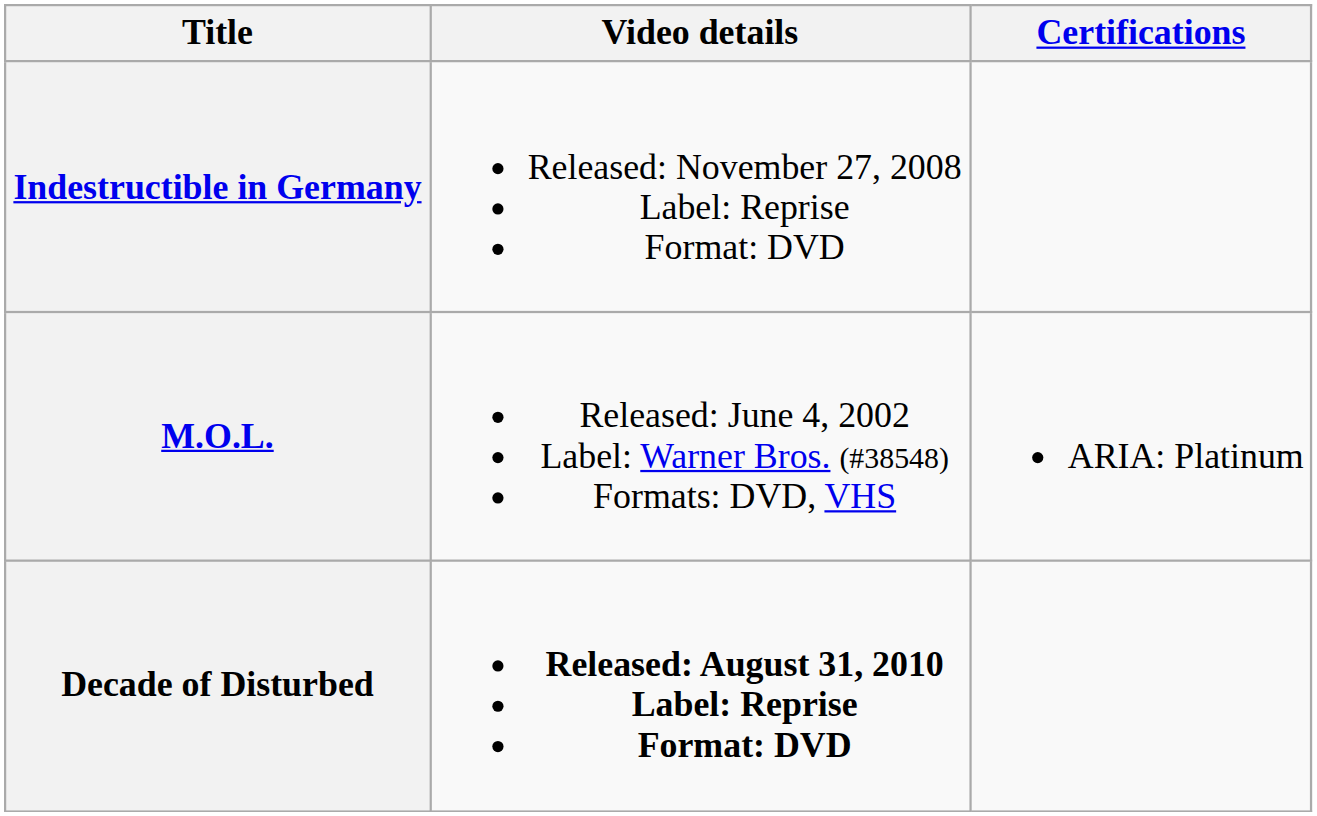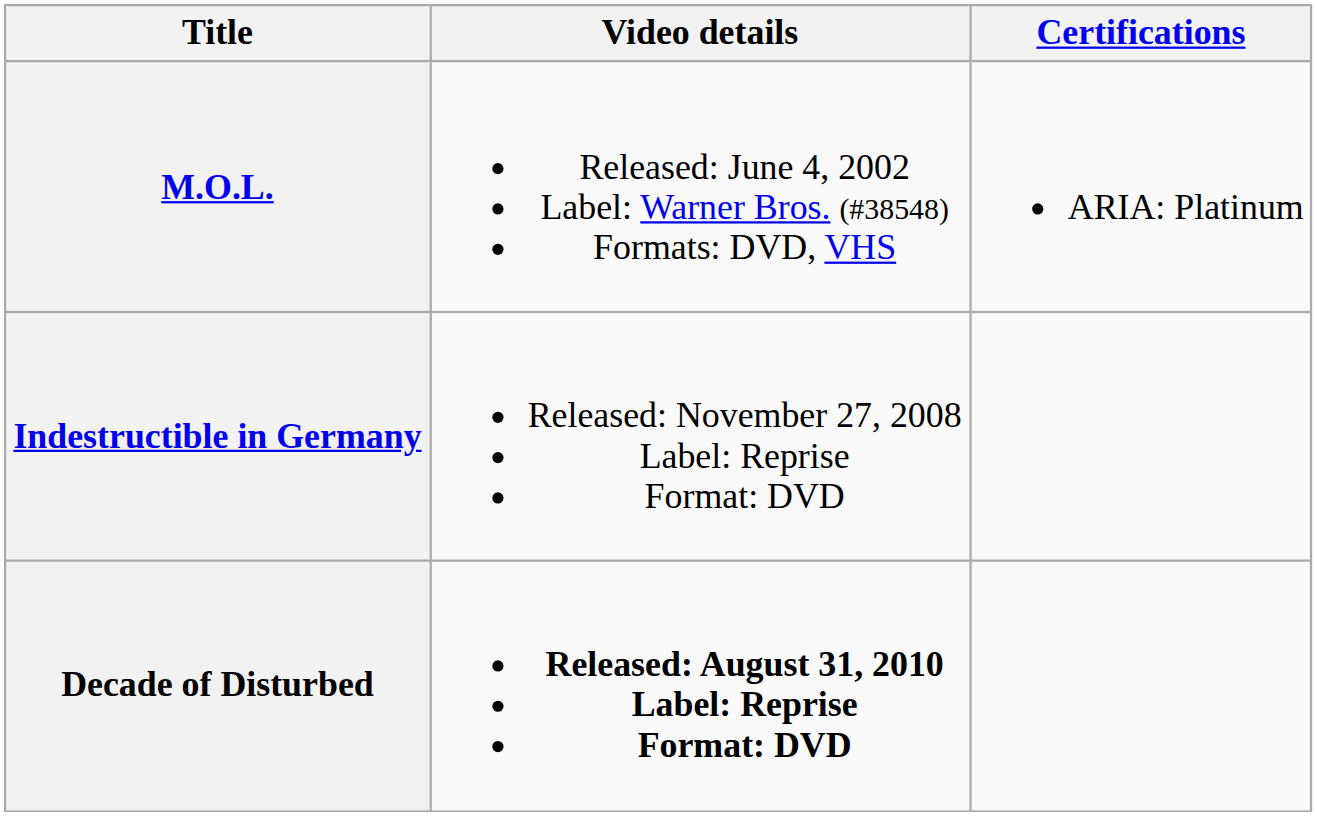rows swapped: (217, 435) <-> (217, 186)
